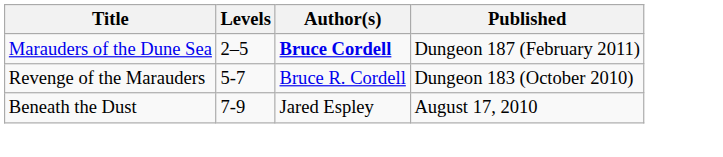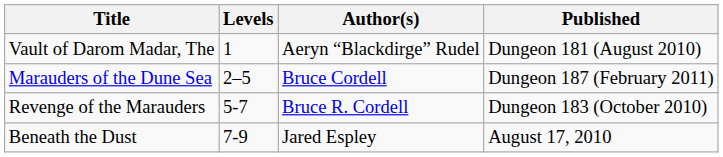+ row: (112, 48)
(335, 48) bold -> (334, 78) normal
